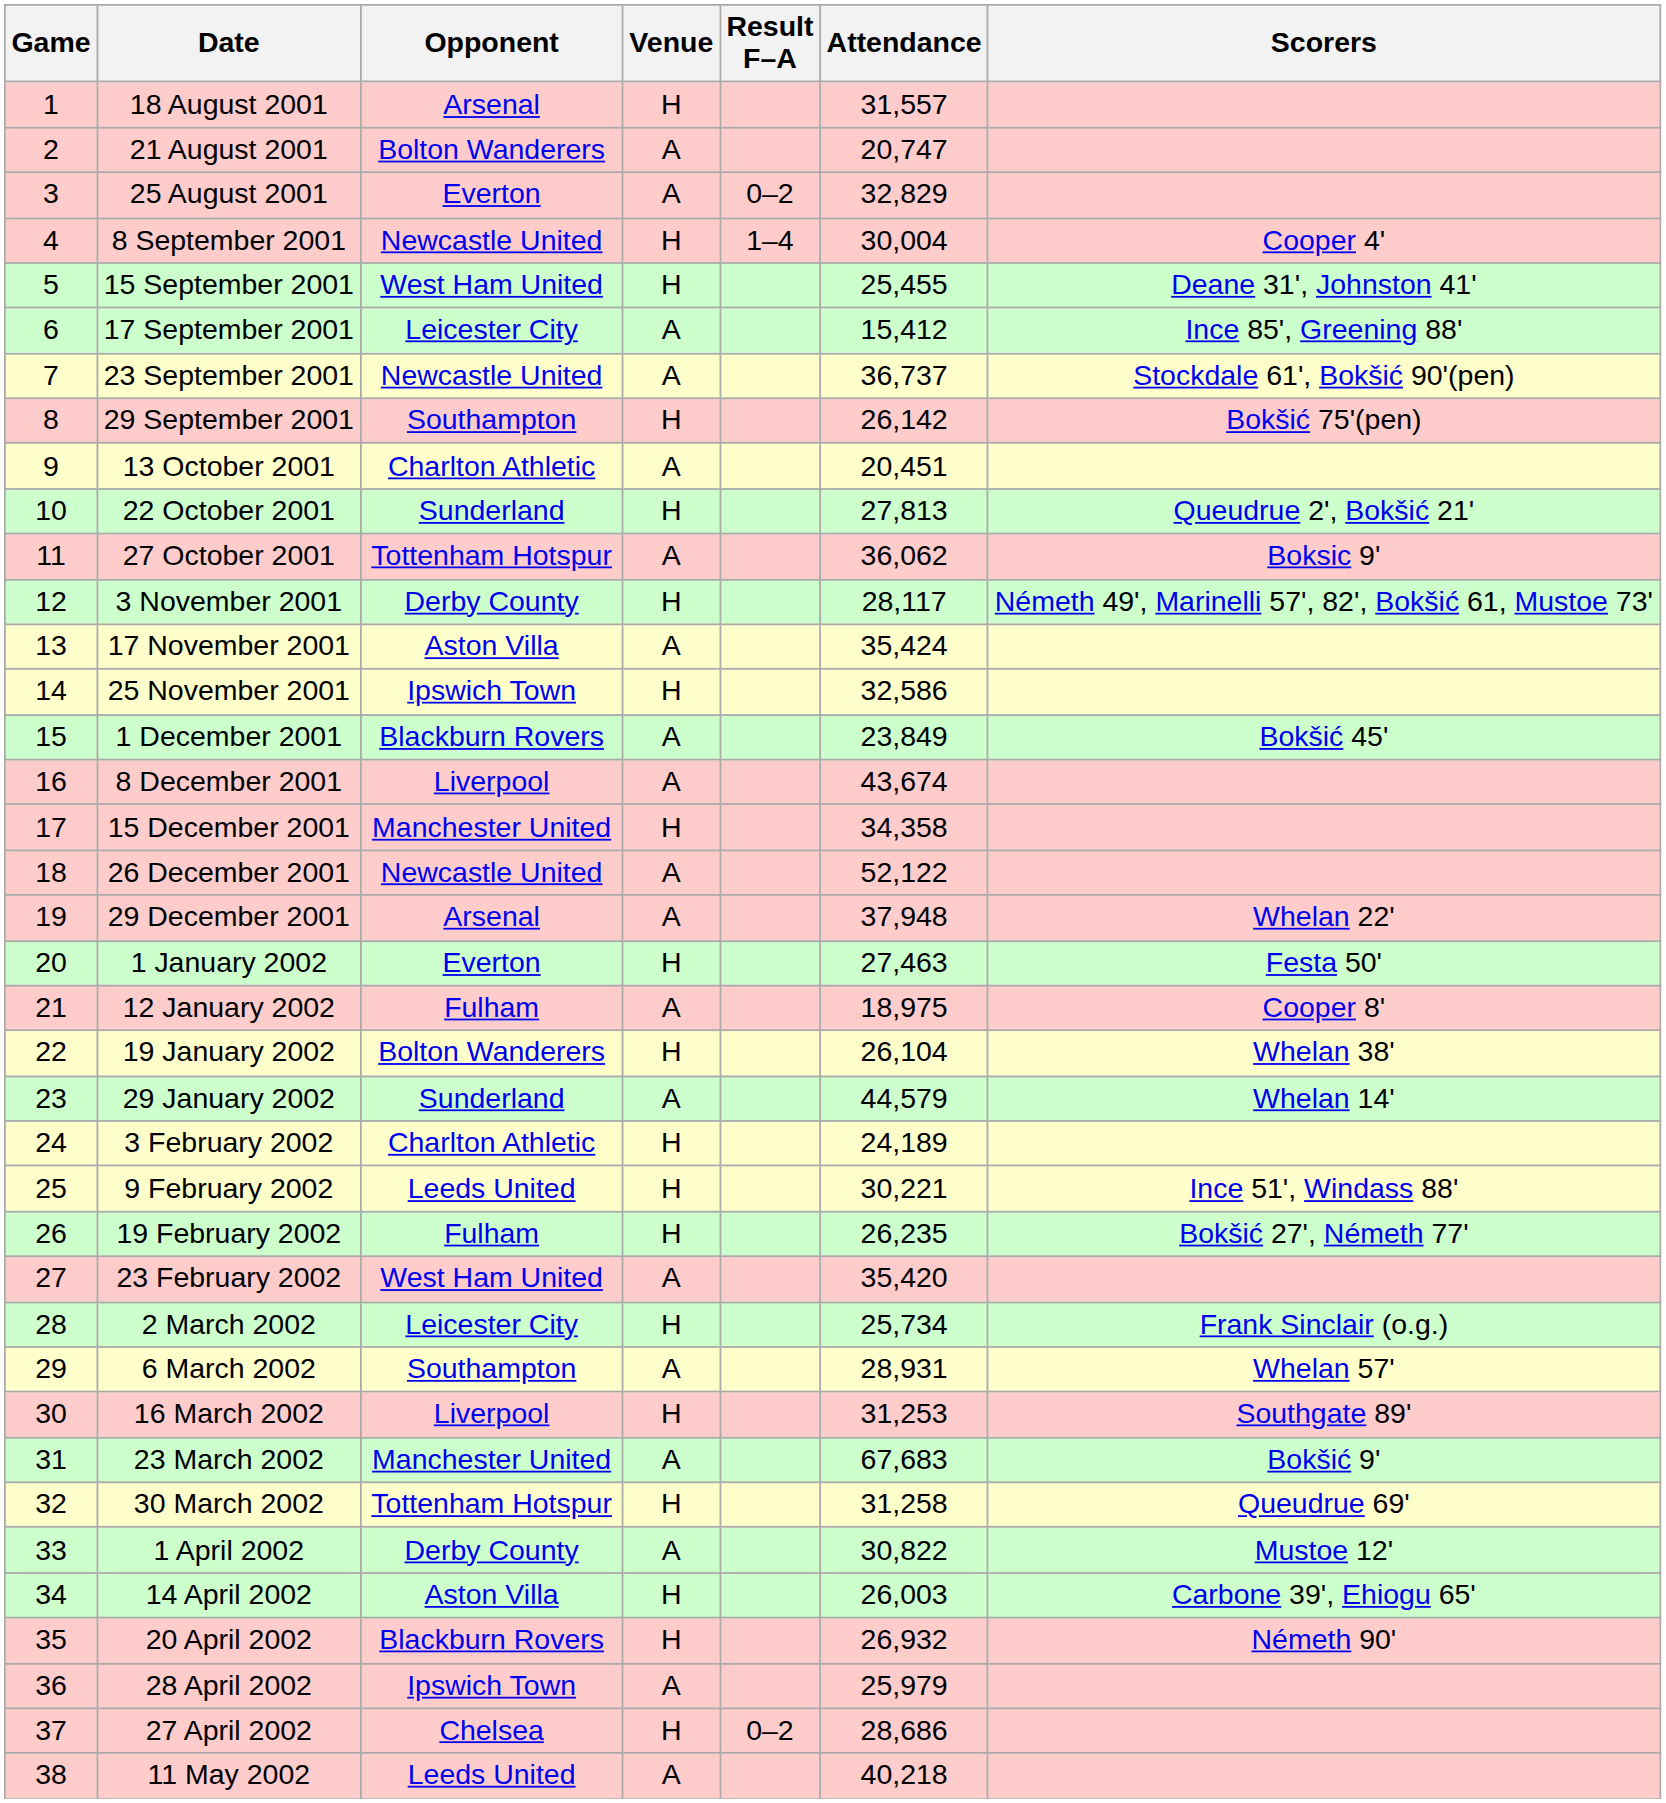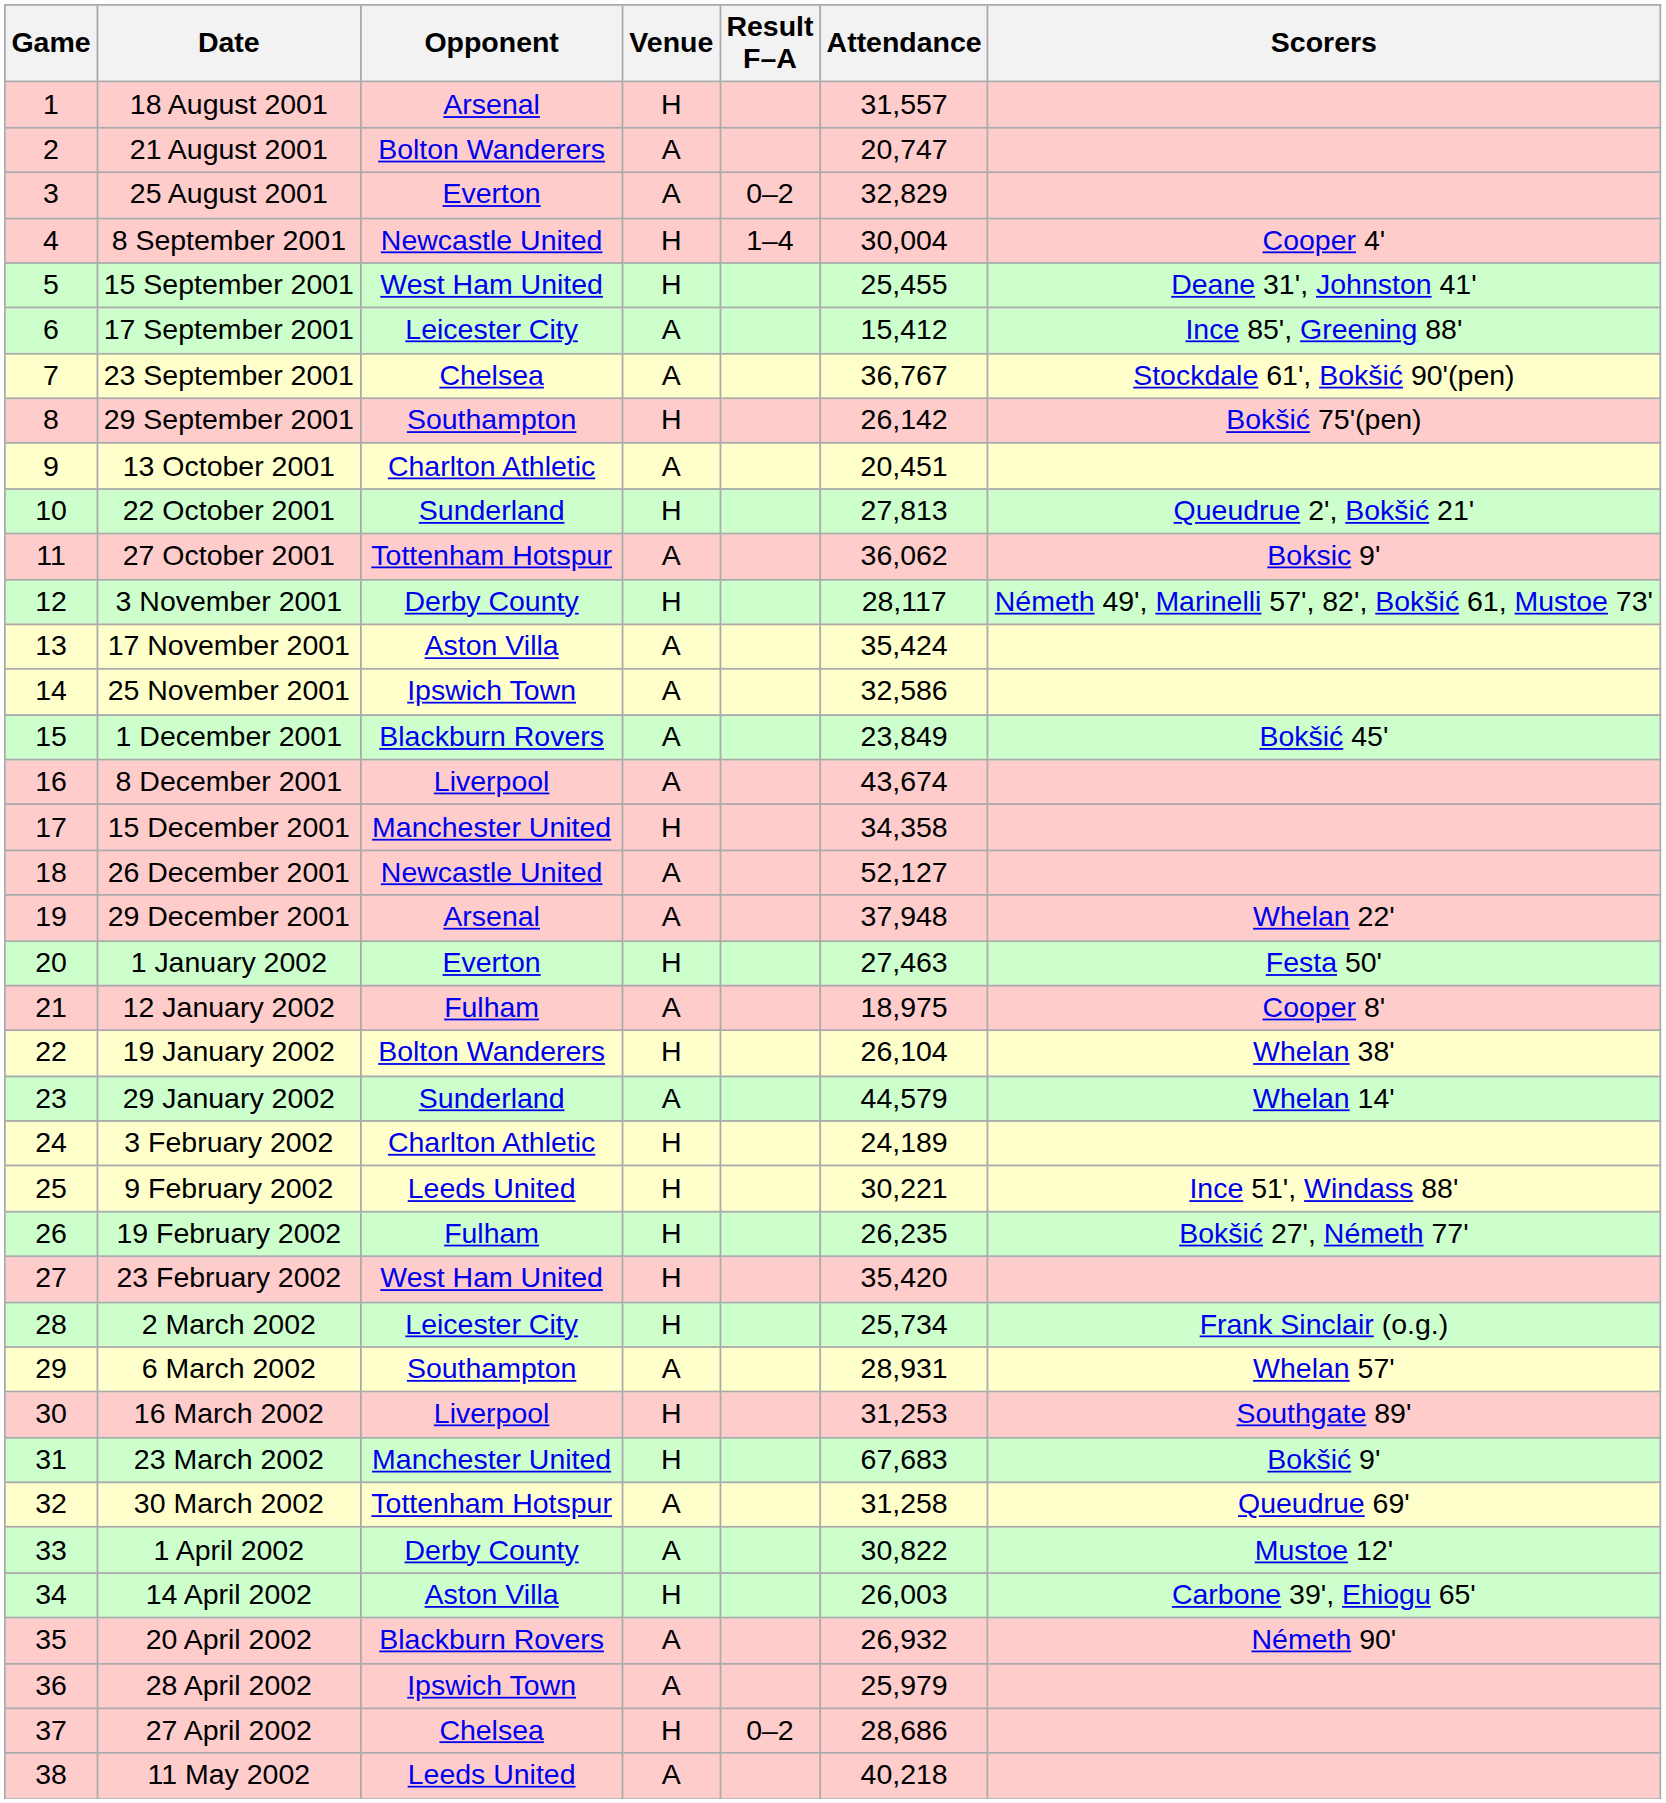(492, 375) Newcastle United -> (492, 375) Chelsea
(904, 375) 36,737 -> (904, 375) 36,767
(671, 691) H -> (671, 691) A
(904, 872) 52,122 -> (904, 872) 52,127
(671, 1278) A -> (671, 1278) H
(671, 1459) A -> (671, 1459) H
(671, 1504) H -> (671, 1504) A
(671, 1639) H -> (671, 1639) A
